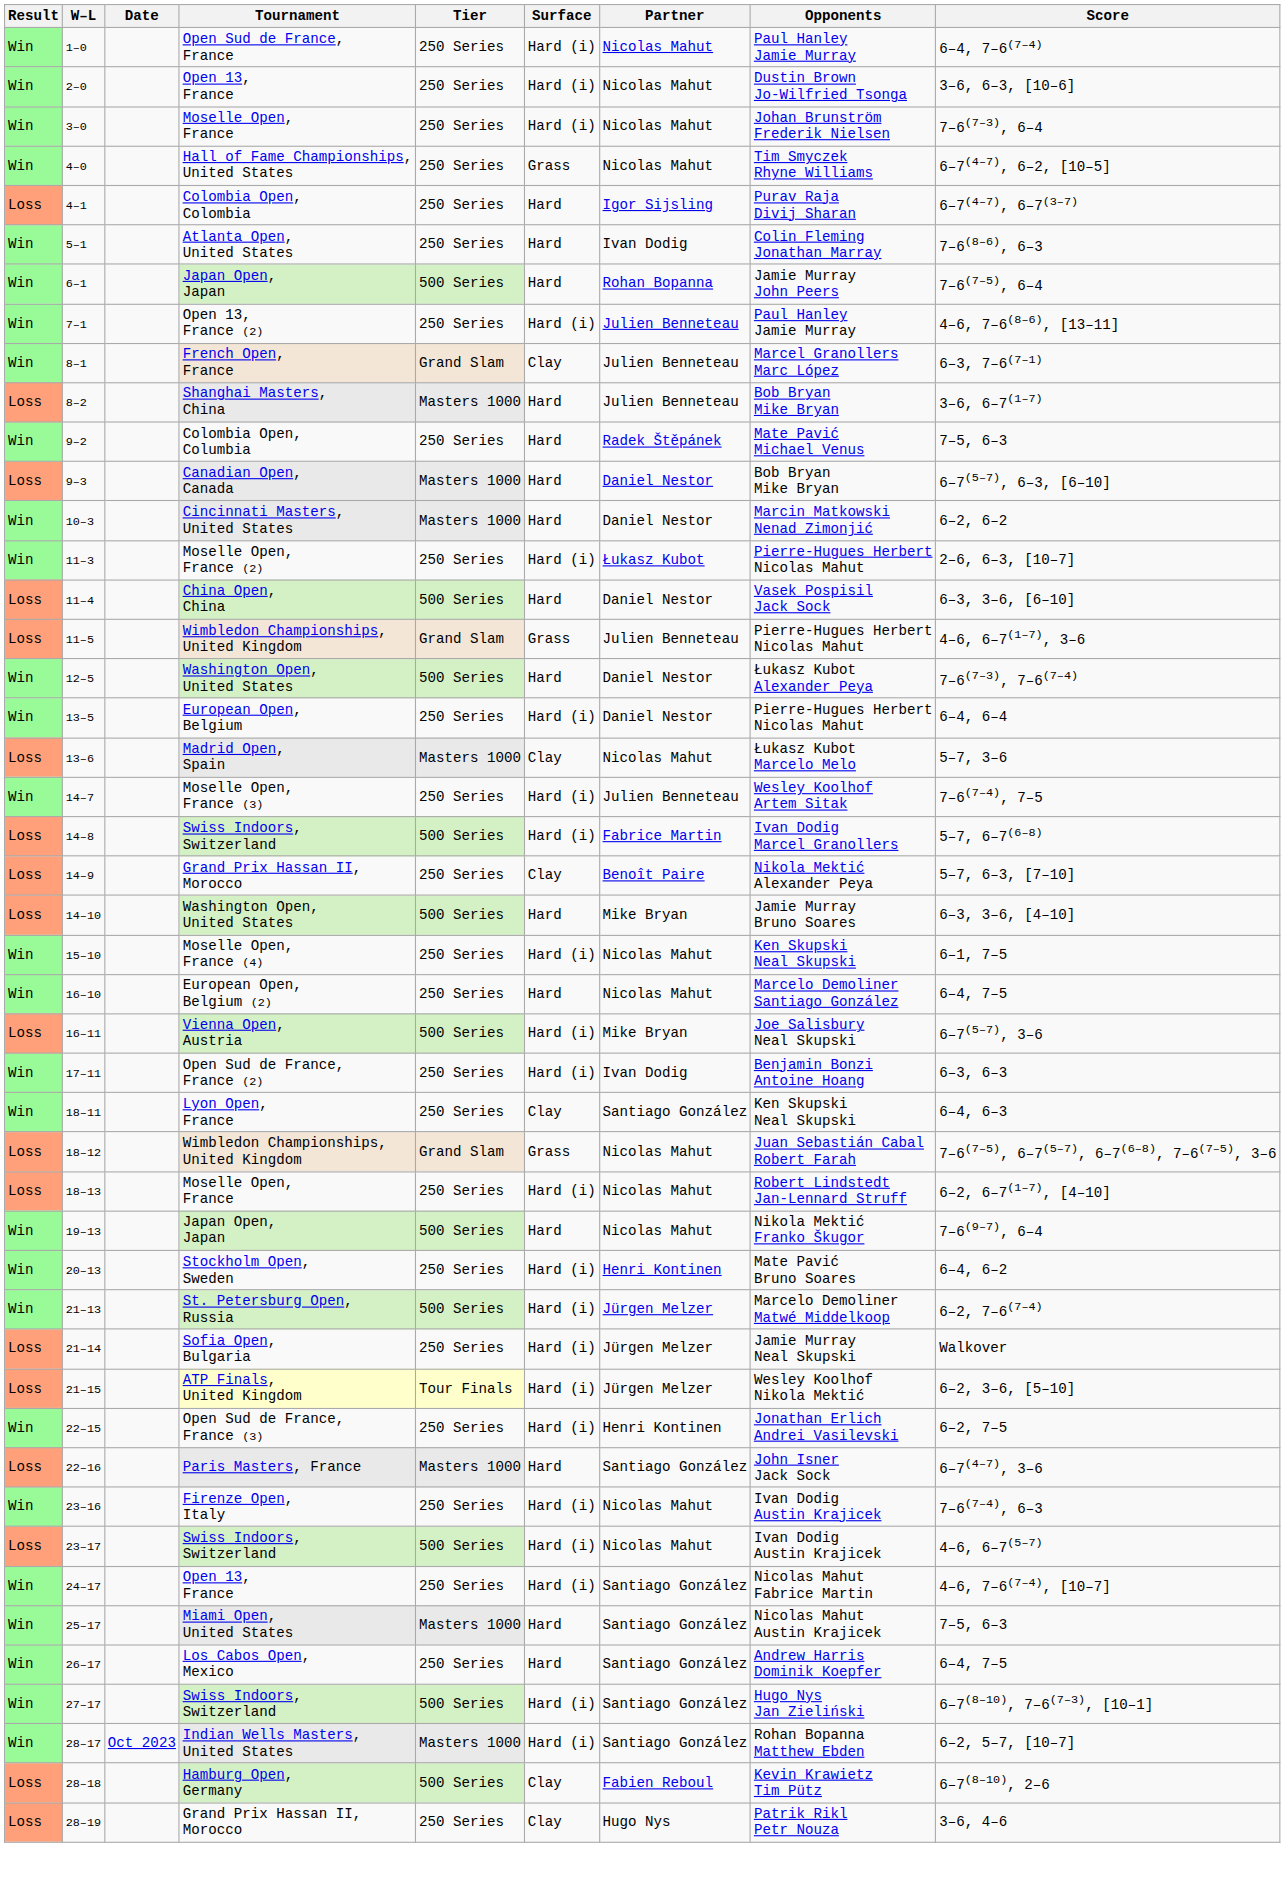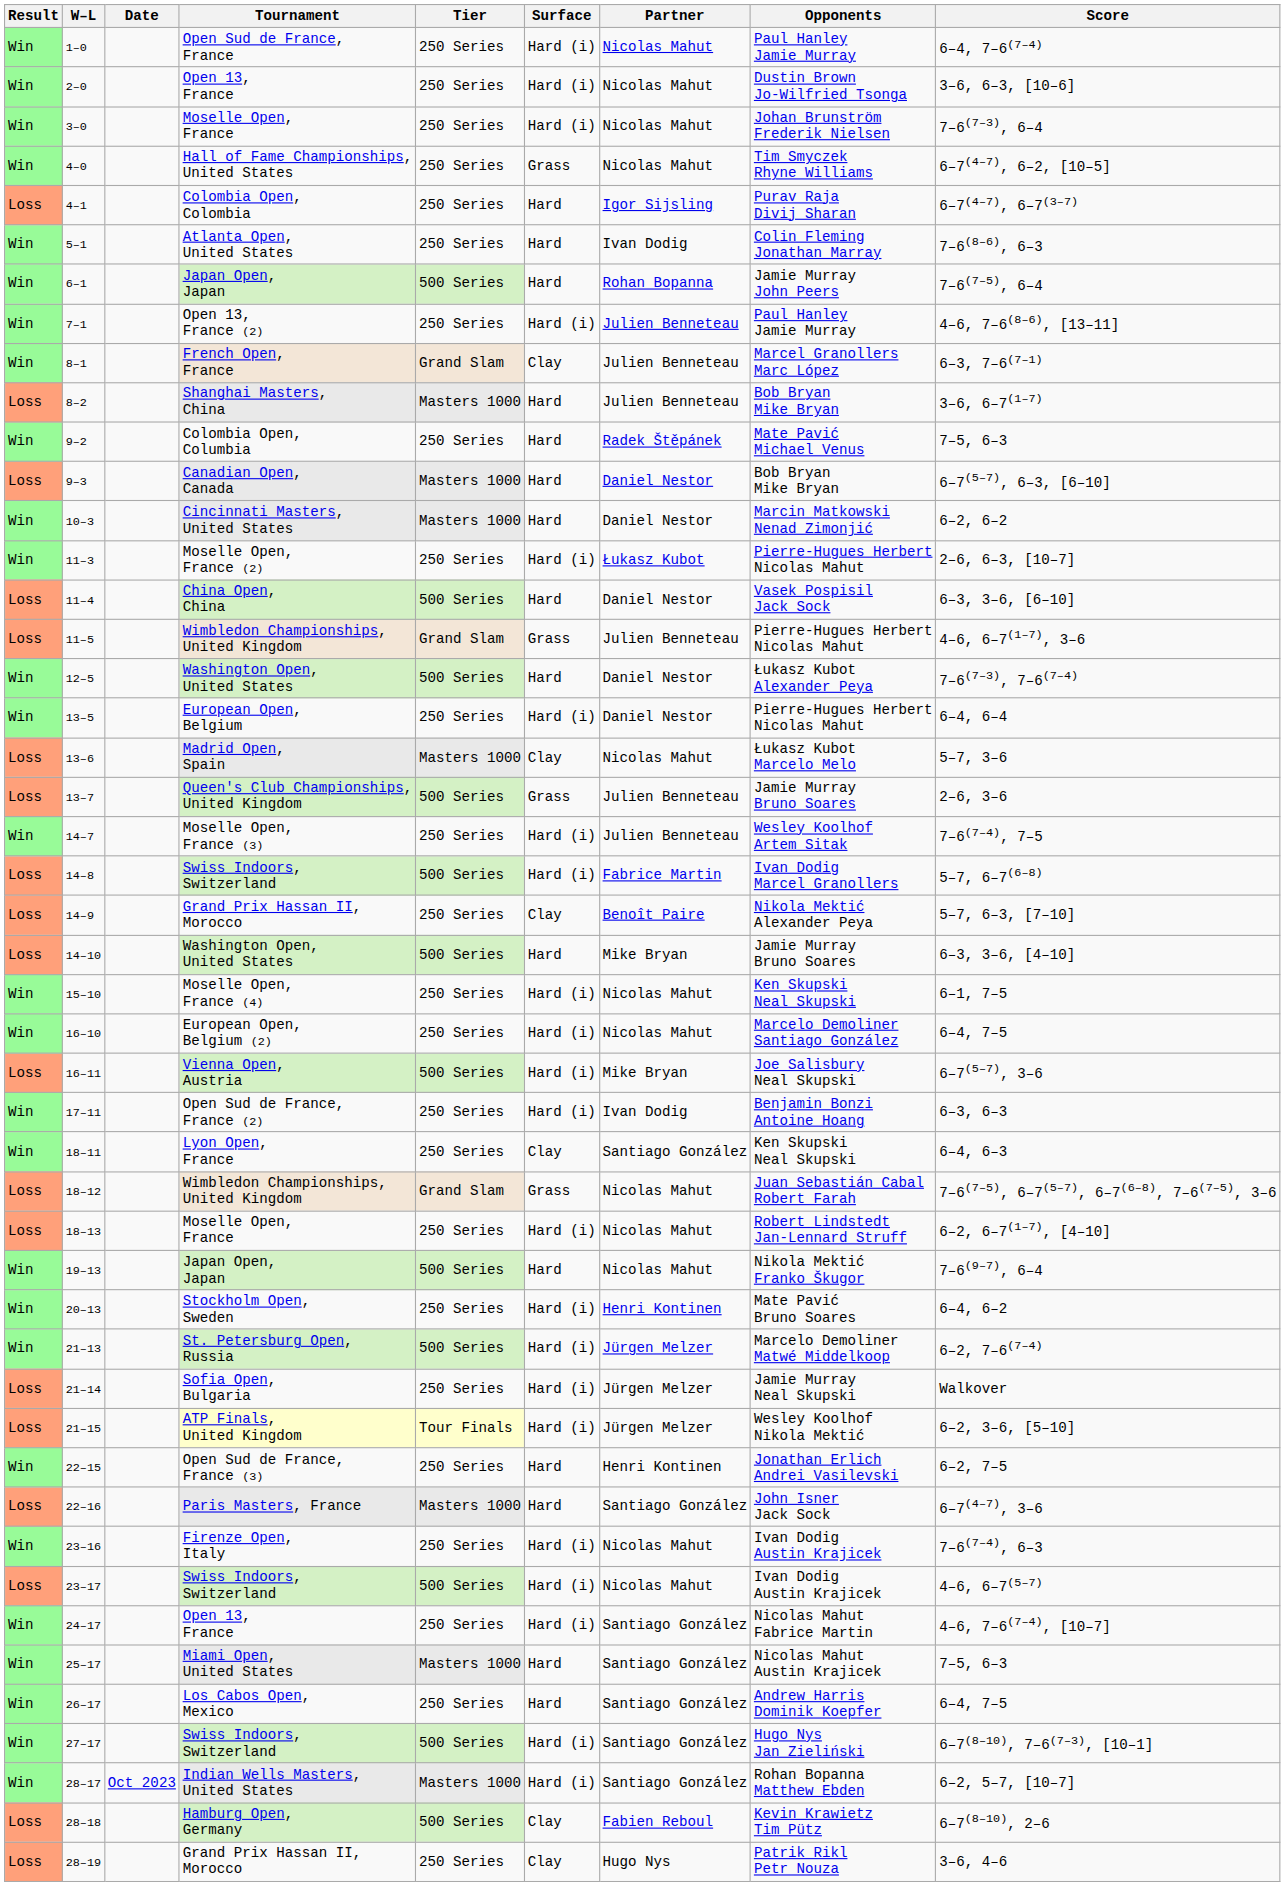+ row: (80, 797)
(545, 994) Hard -> (562, 1033) Hard (i)
(562, 1428) Hard (i) -> (545, 1467) Hard
